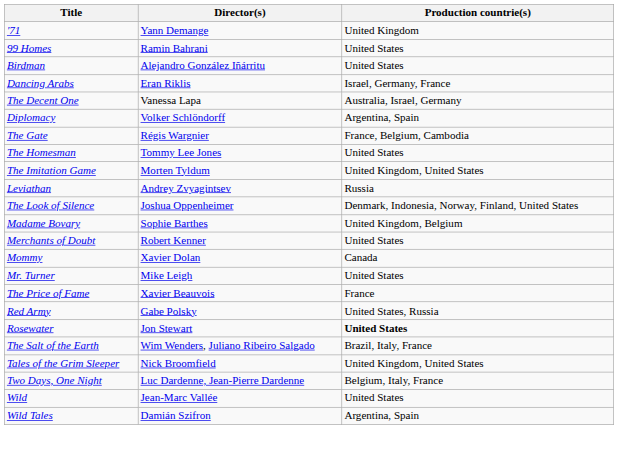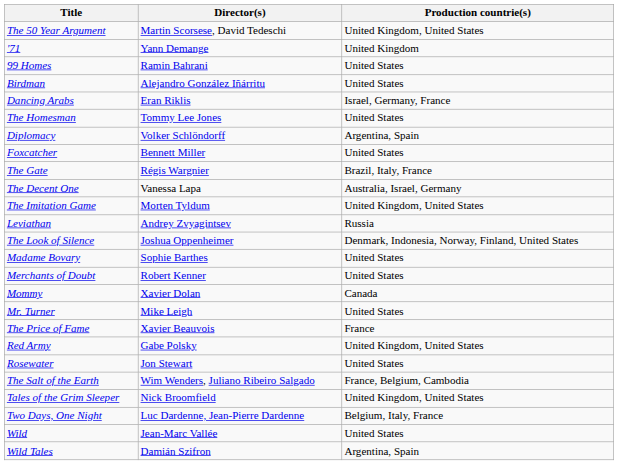+ row: (56, 30)
rows swapped: (43, 100) <-> (41, 153)
+ row: (32, 153)
(407, 135) France, Belgium, Cambodia -> (388, 170) Brazil, Italy, France
(403, 223) United Kingdom, Belgium -> (374, 258) United States
(391, 310) United States, Russia -> (414, 345) United Kingdom, United States
(376, 328) bold -> (374, 363) normal
(388, 345) Brazil, Italy, France -> (407, 380) France, Belgium, Cambodia
